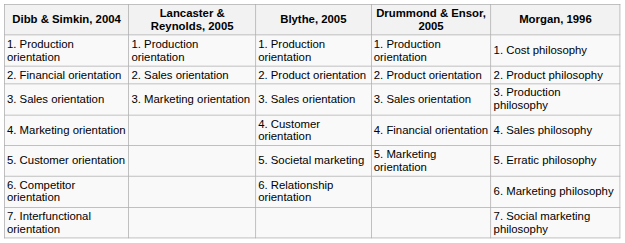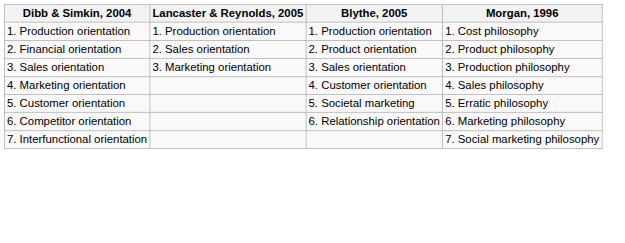- column: (431, 19)
